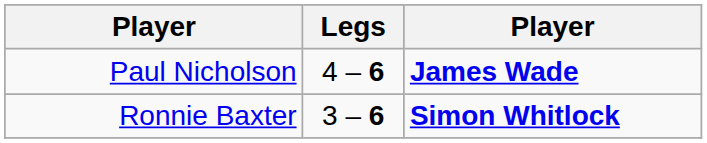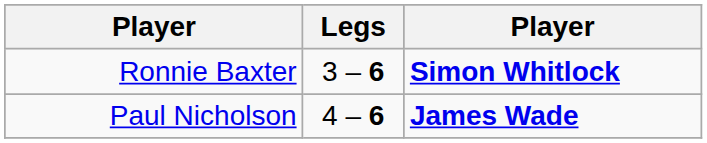rows swapped: (203, 71) <-> (208, 115)
